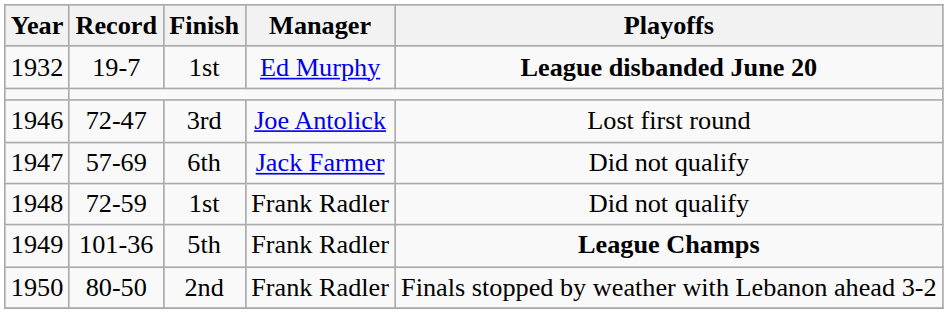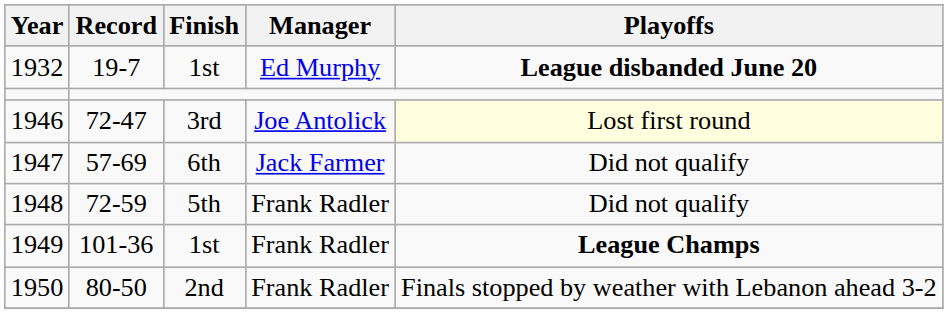(669, 120) no background -> (669, 120) lightyellow background
(204, 203) 1st -> (204, 203) 5th
(204, 245) 5th -> (204, 245) 1st
